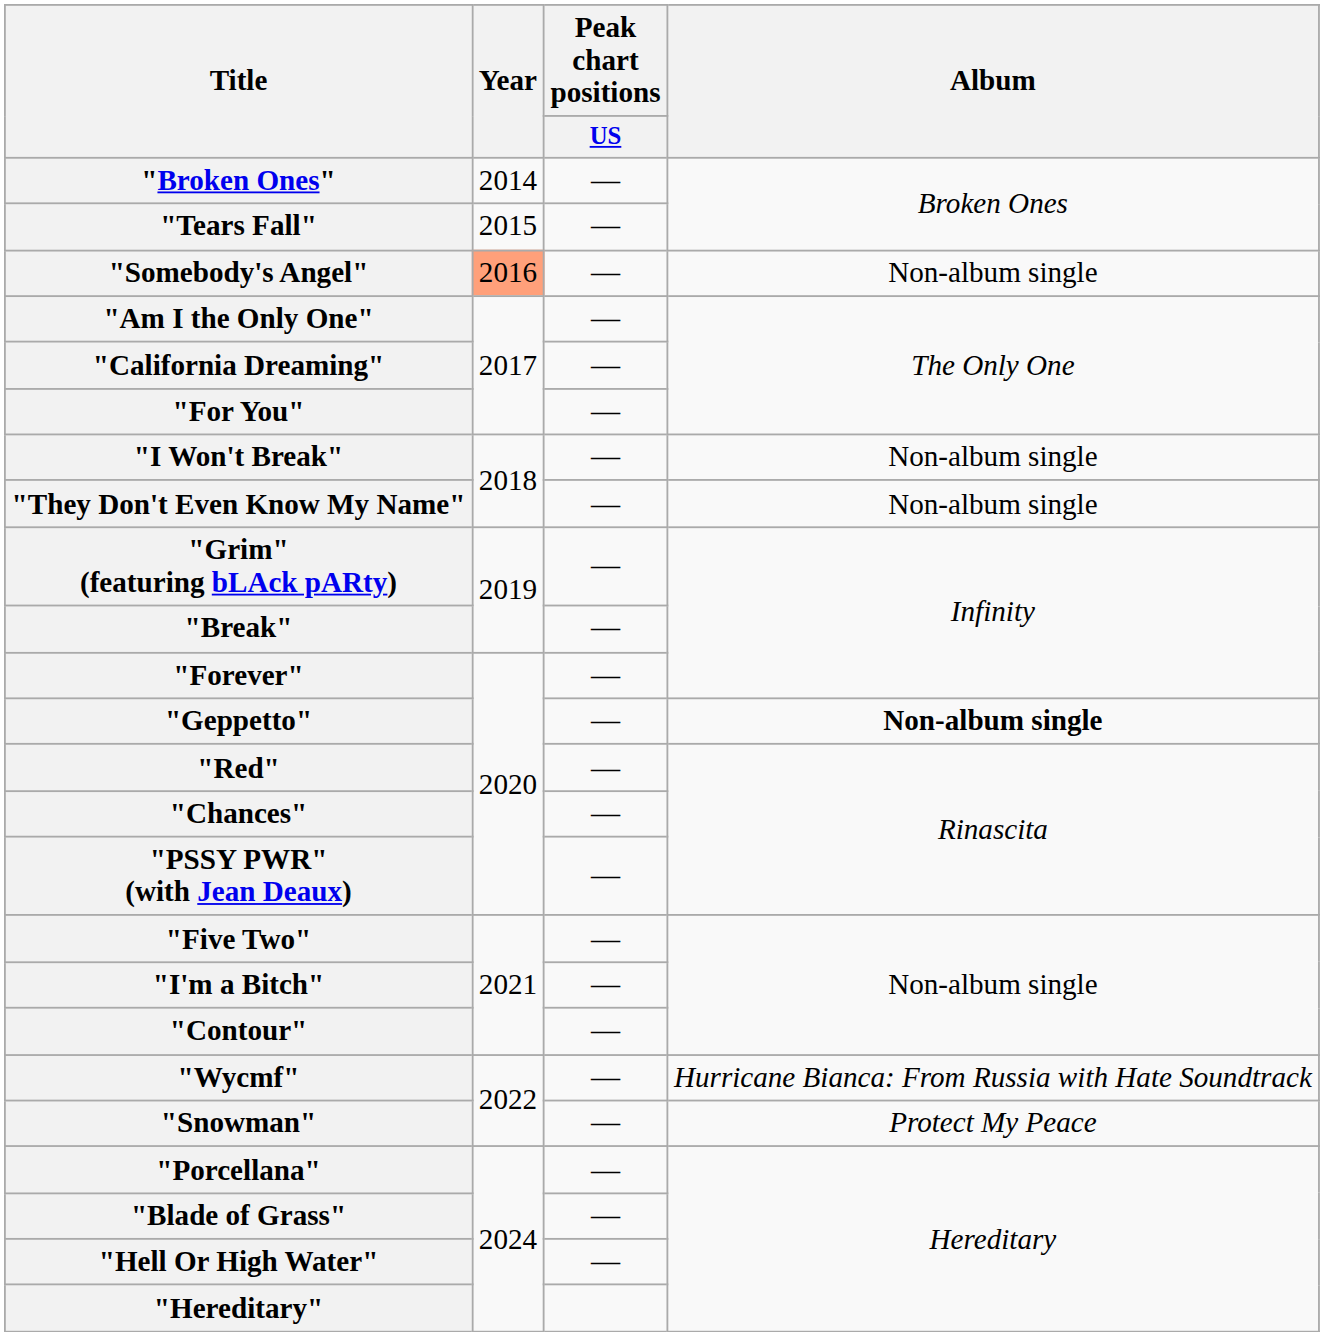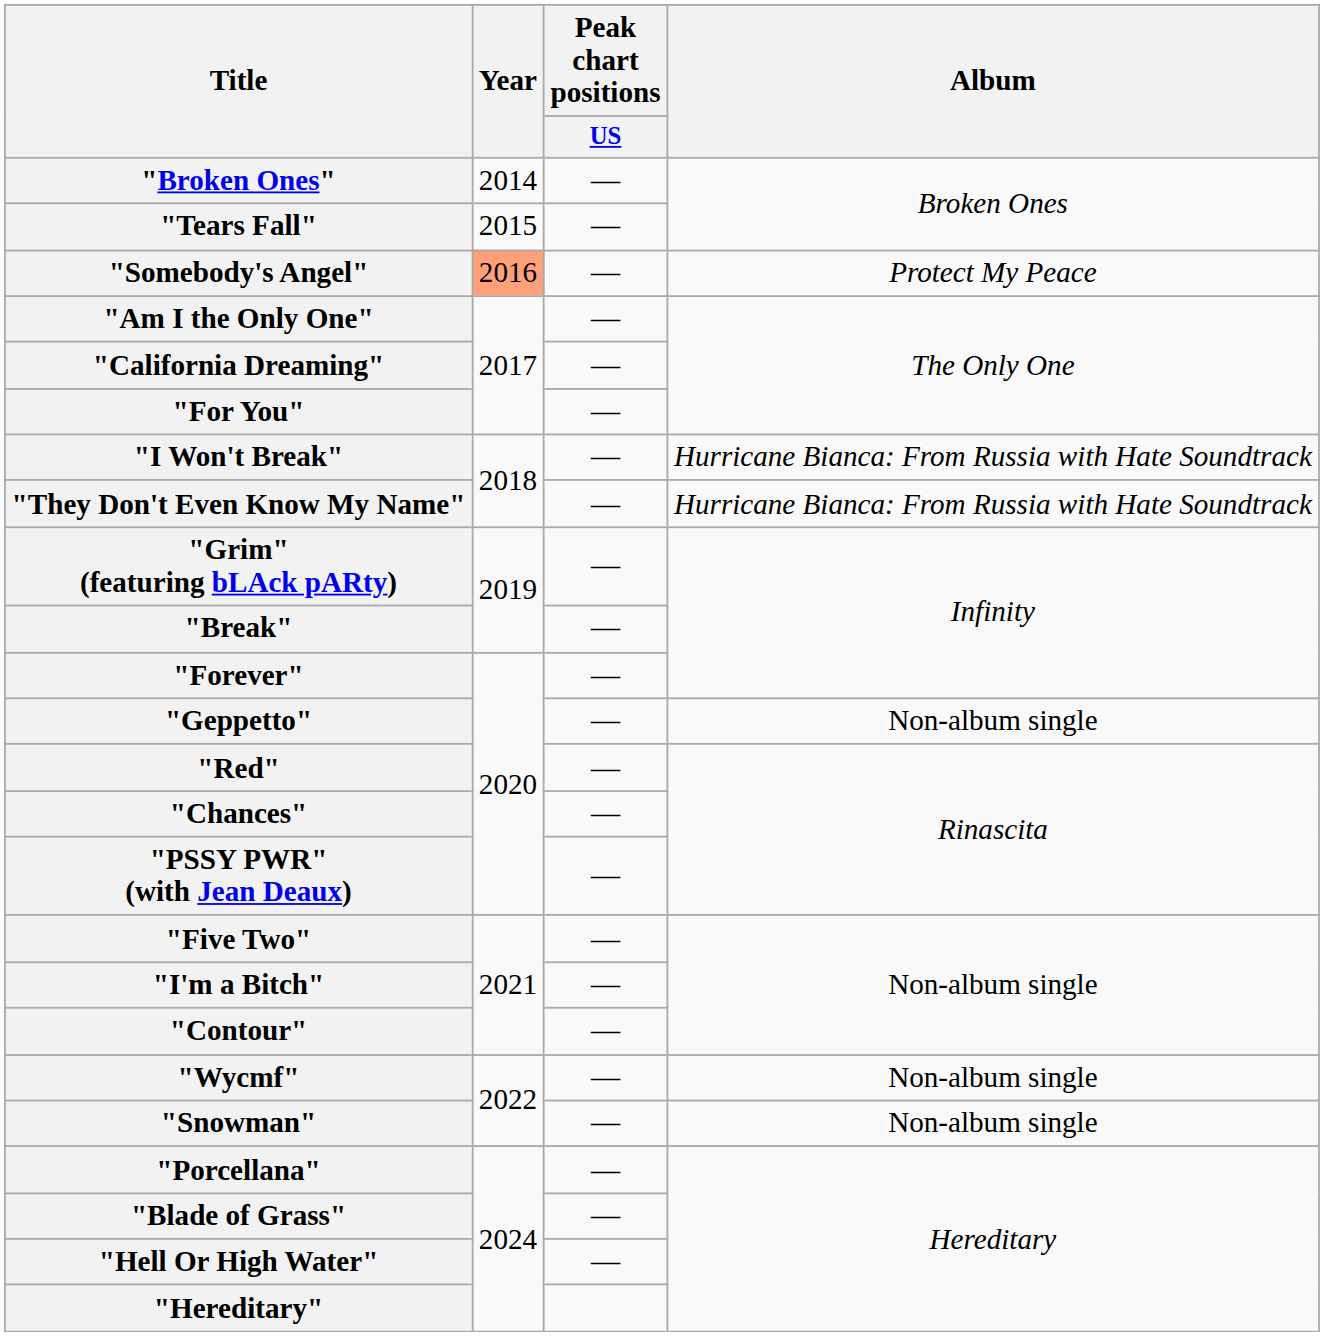(993, 272) Non-album single -> (993, 272) Protect My Peace
(993, 457) Non-album single -> (993, 457) Hurricane Bianca: From Russia with Hate Soundtrack
(993, 503) Non-album single -> (993, 503) Hurricane Bianca: From Russia with Hate Soundtrack
(993, 720) bold -> (993, 720) normal
(993, 1076) Hurricane Bianca: From Russia with Hate Soundtrack -> (993, 1076) Non-album single
(993, 1123) Protect My Peace -> (993, 1123) Non-album single
